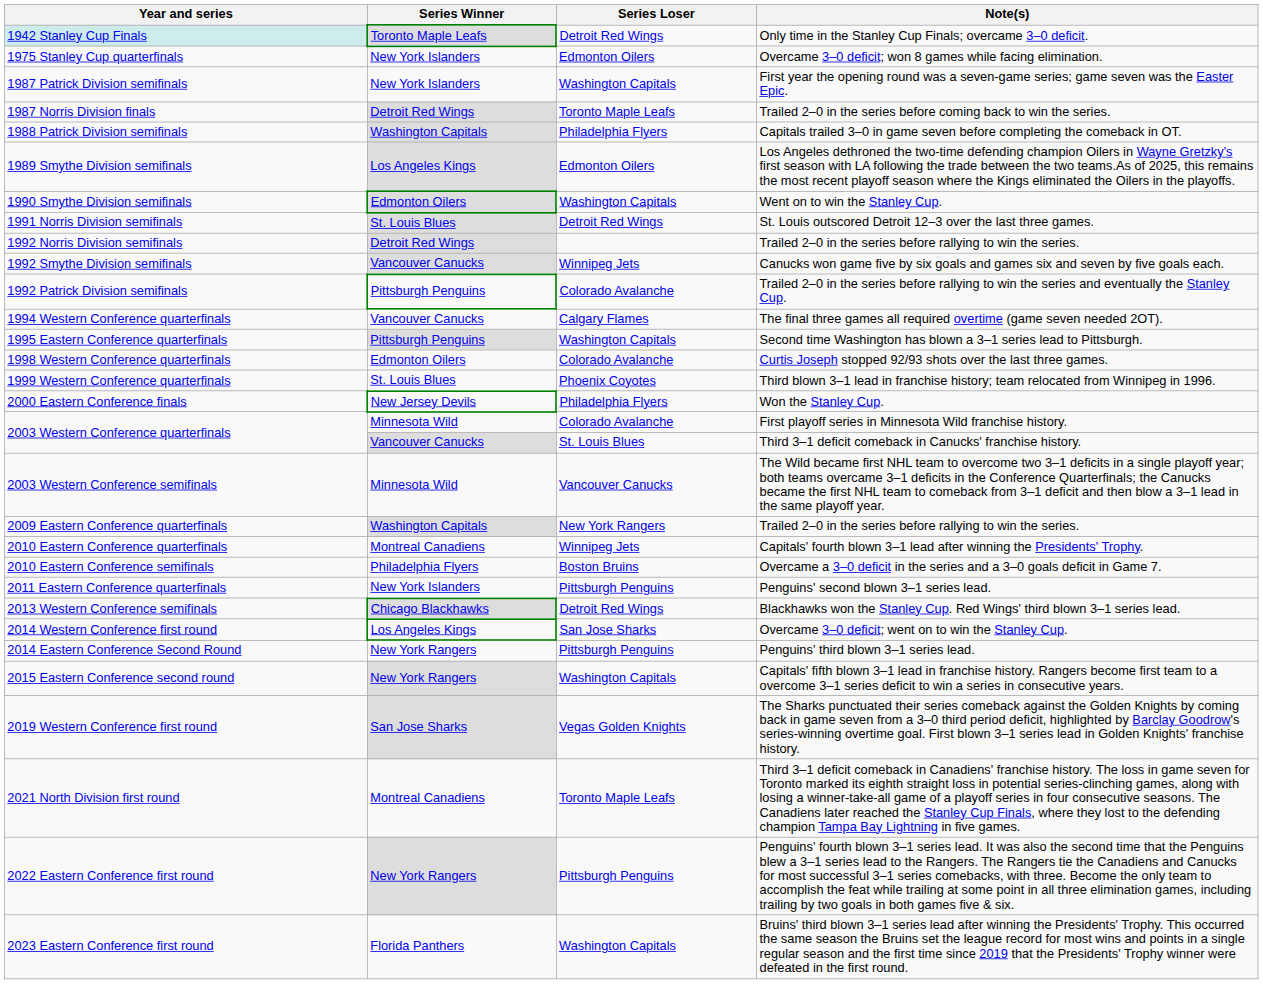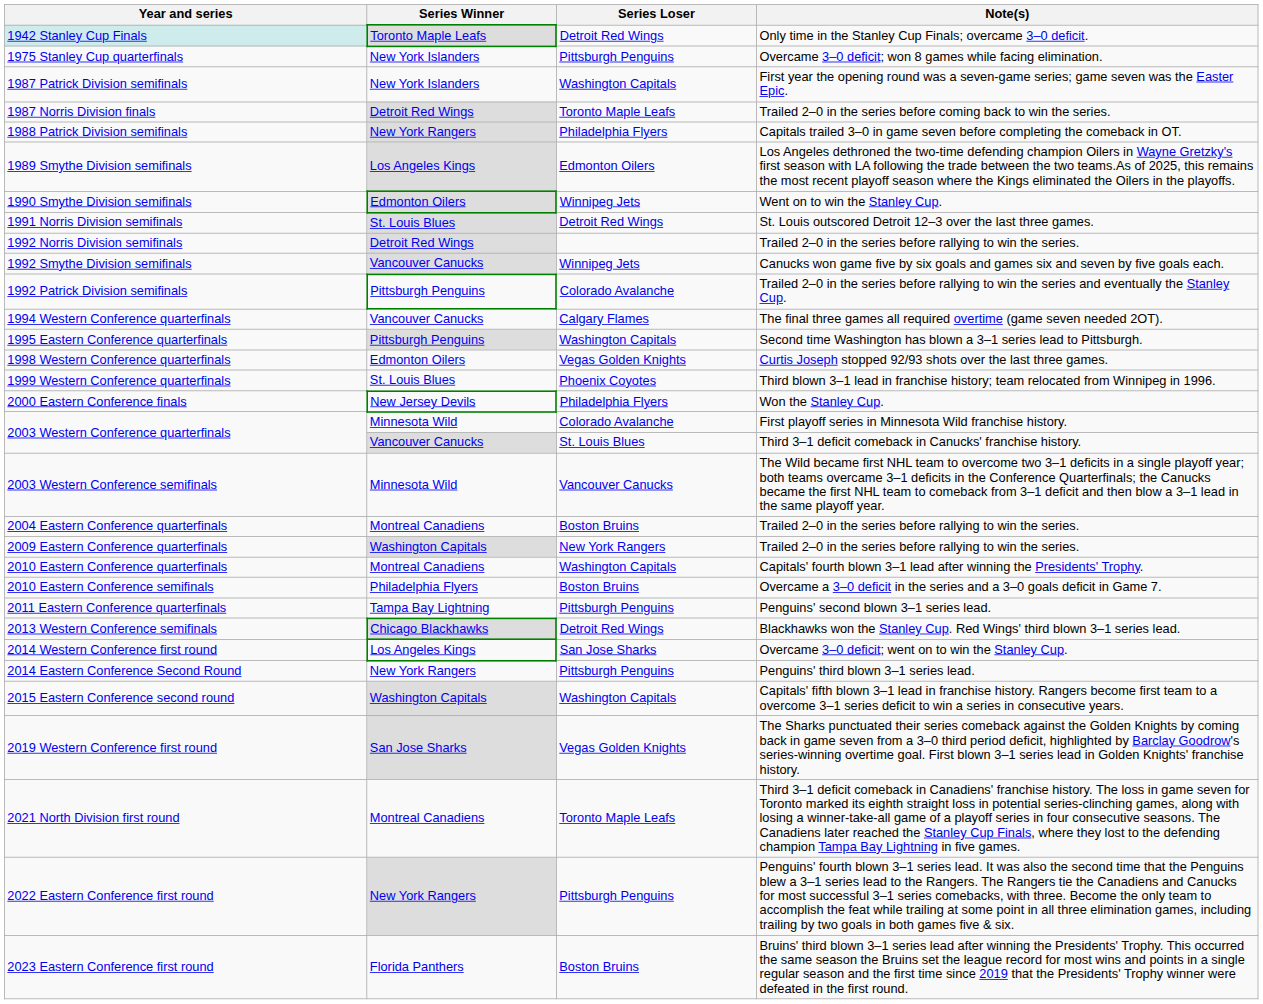(607, 56) Edmonton Oilers -> (617, 56) Pittsburgh Penguins
(429, 132) Washington Capitals -> (423, 132) New York Rangers
(618, 201) Washington Capitals -> (600, 201) Winnipeg Jets
(616, 360) Colorado Avalanche -> (623, 360) Vegas Golden Knights
+ row: (117, 526)
(599, 546) Winnipeg Jets -> (618, 567) Washington Capitals
(425, 587) New York Islanders -> (430, 607) Tampa Bay Lightning
(423, 678) New York Rangers -> (428, 698) Washington Capitals
(617, 946) Washington Capitals -> (599, 967) Boston Bruins
